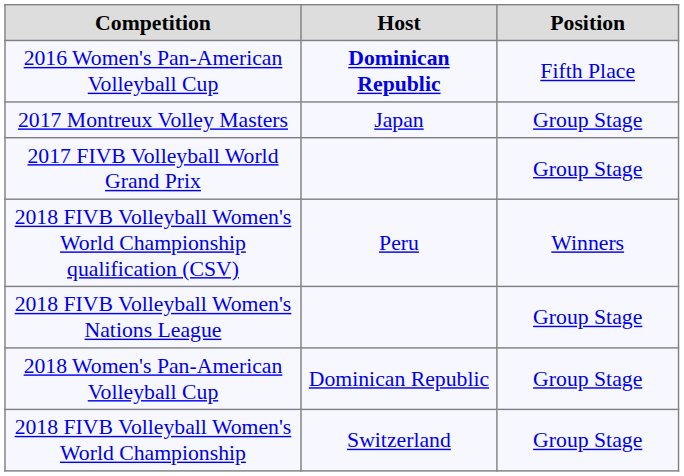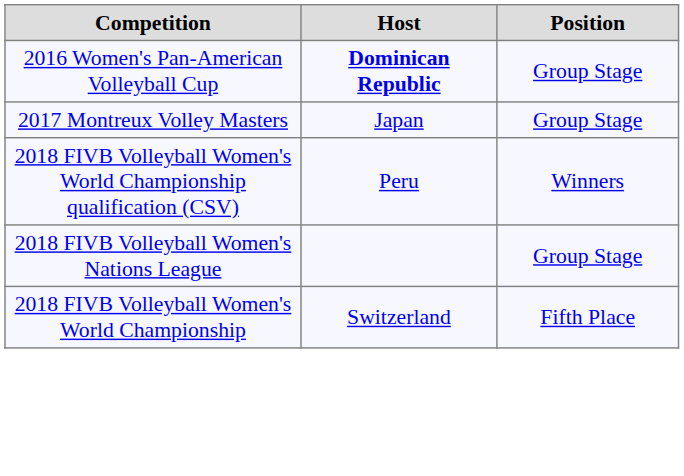(588, 70) Fifth Place -> (588, 70) Group Stage
- row: (153, 168)
- row: (153, 378)
(588, 439) Group Stage -> (588, 316) Fifth Place
